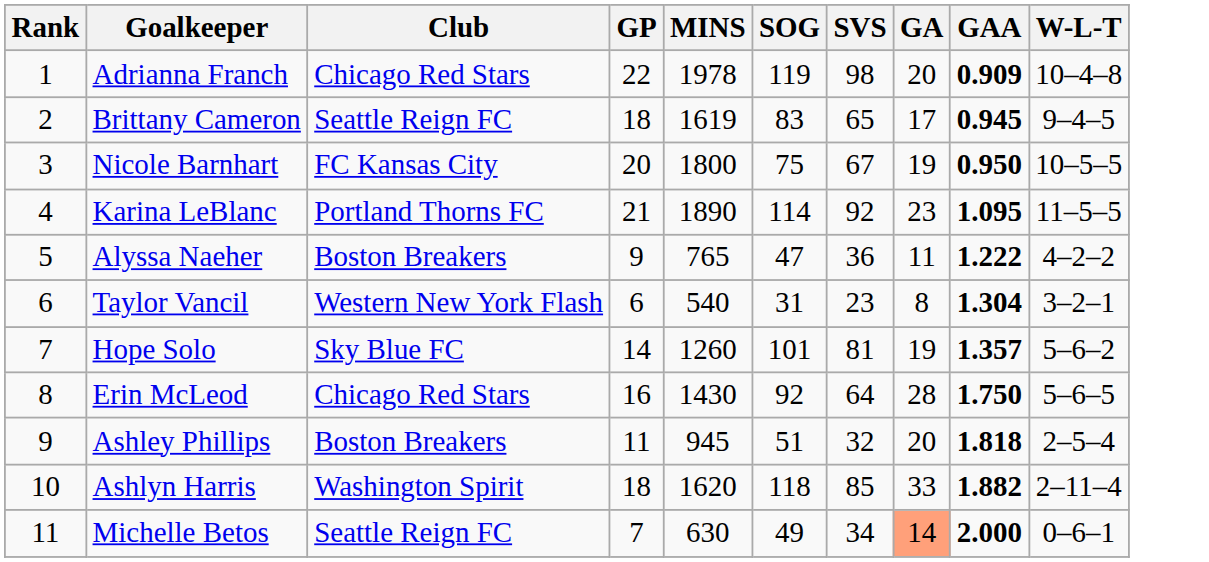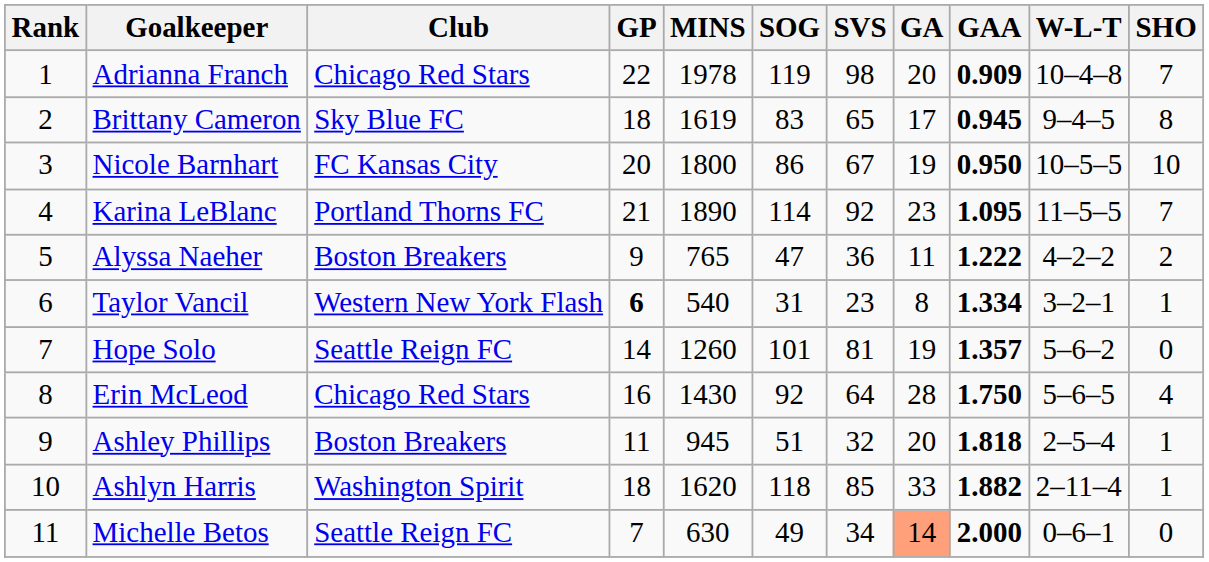+ column: (1166, 27)
(413, 119) Seattle Reign FC -> (389, 119) Sky Blue FC
(790, 165) 75 -> (790, 165) 86
(637, 303) normal -> (637, 303) bold
(989, 303) 1.304 -> (989, 303) 1.334
(389, 348) Sky Blue FC -> (413, 348) Seattle Reign FC
